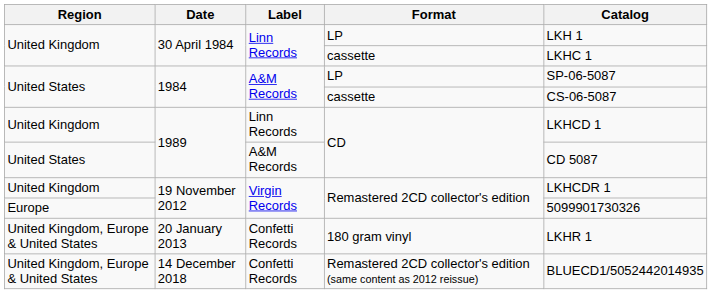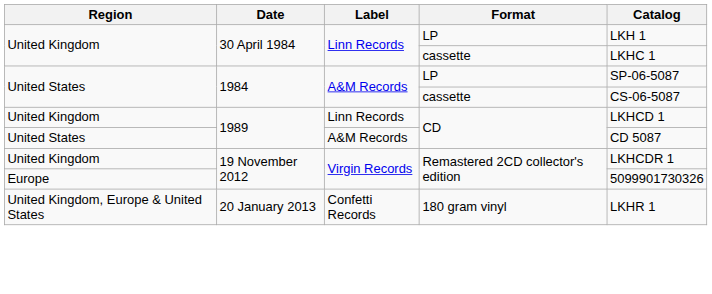- row: (197, 271)
